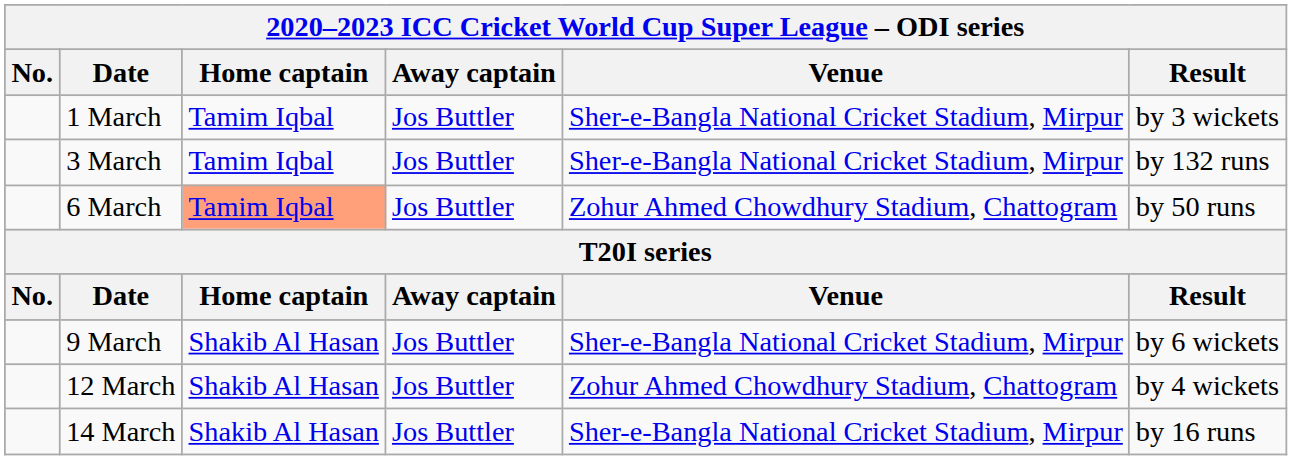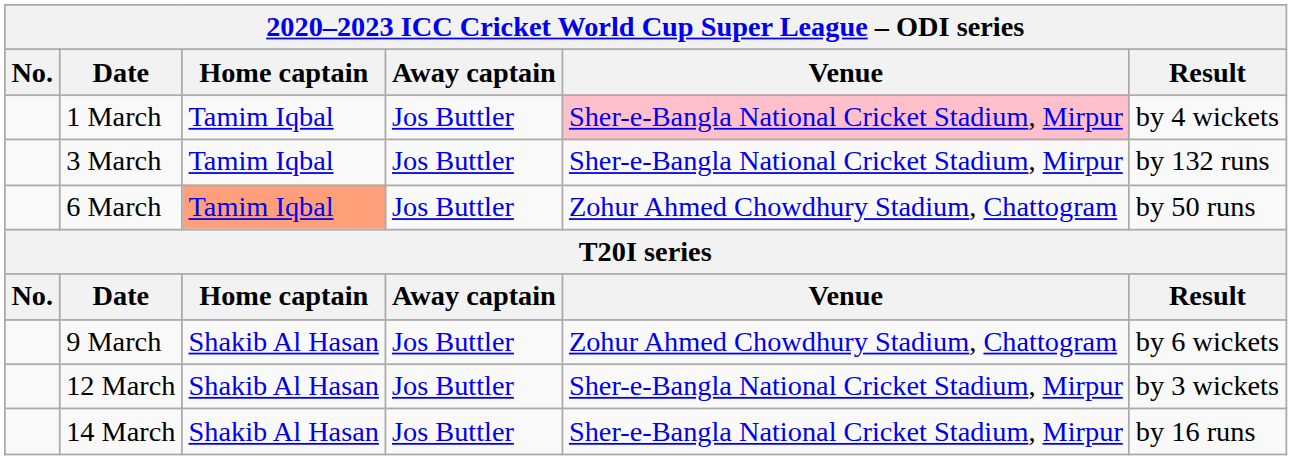(846, 116) no background -> (846, 116) pink background
(1207, 116) by 3 wickets -> (1207, 116) by 4 wickets
(846, 341) Sher-e-Bangla National Cricket Stadium, Mirpur -> (843, 341) Zohur Ahmed Chowdhury Stadium, Chattogram
(843, 386) Zohur Ahmed Chowdhury Stadium, Chattogram -> (846, 386) Sher-e-Bangla National Cricket Stadium, Mirpur
(1207, 386) by 4 wickets -> (1207, 386) by 3 wickets
